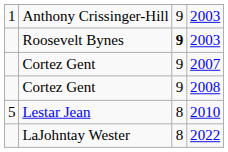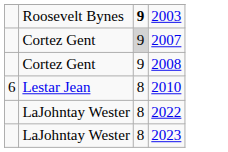- row: (96, 16)
(179, 64) no background -> (141, 40) lightgrey background
(12, 111) 5 -> (12, 87) 6
+ row: (76, 135)
